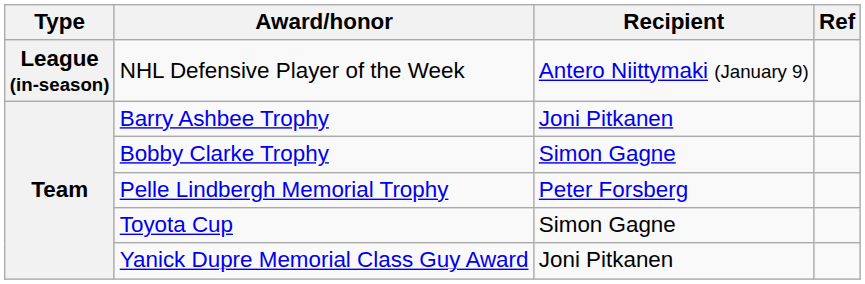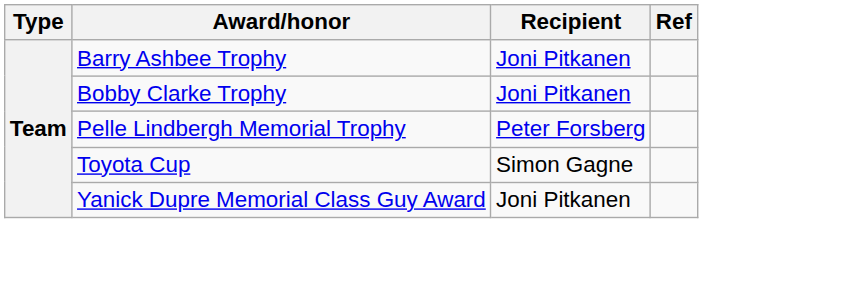- row: (292, 70)
(607, 154) Simon Gagne -> (563, 93) Joni Pitkanen
